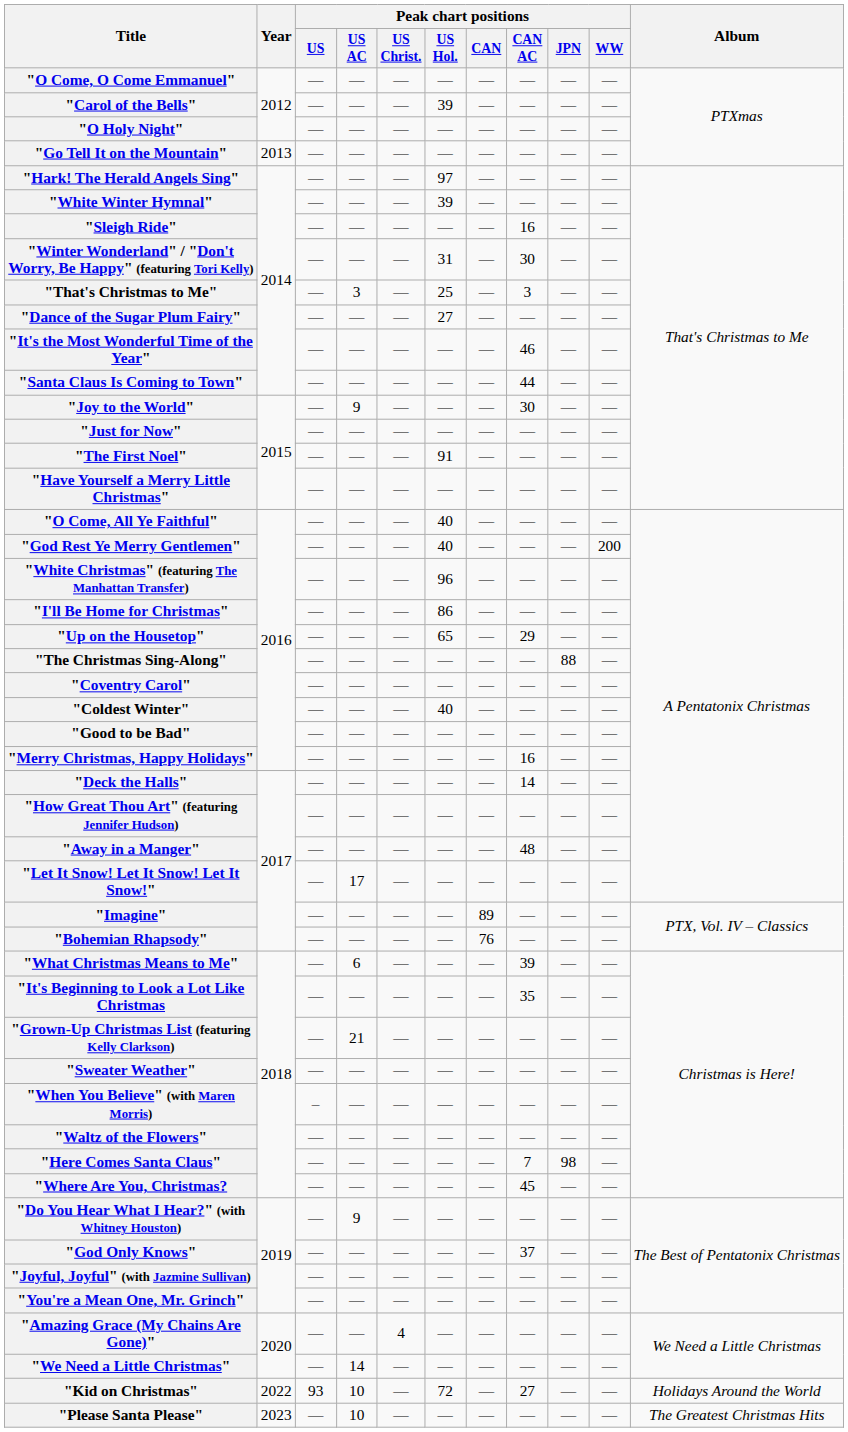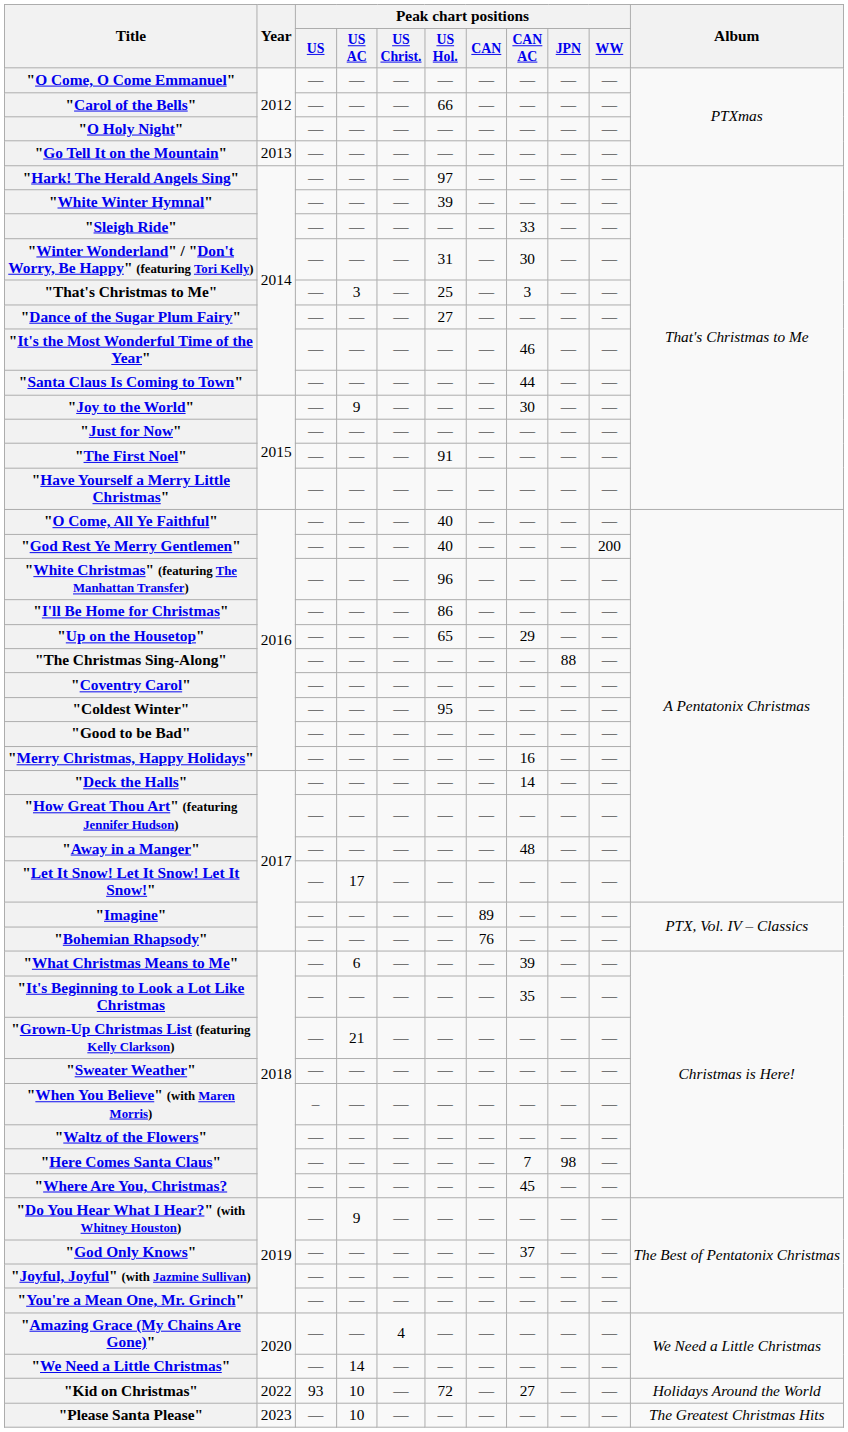(445, 104) 39 -> (445, 104) 66
(527, 226) 16 -> (527, 226) 33
(445, 709) 40 -> (445, 709) 95
